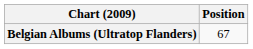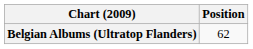(223, 33) 67 -> (223, 33) 62
